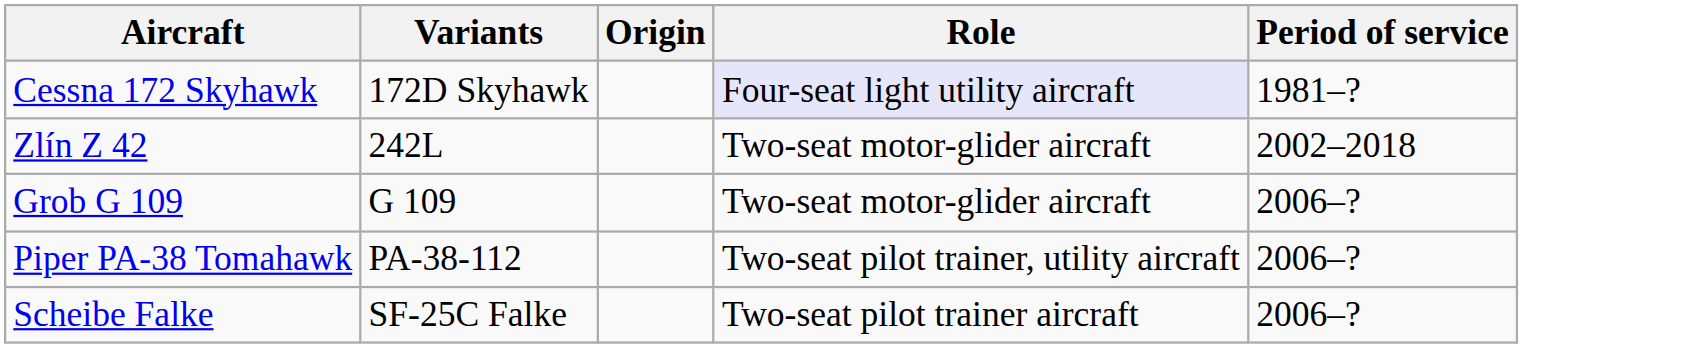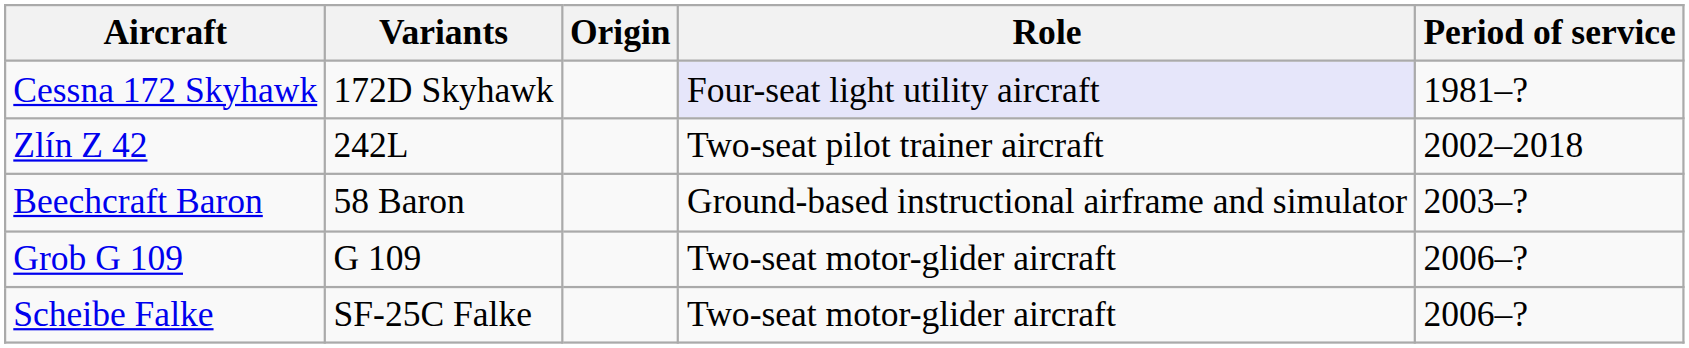(936, 145) Two-seat motor-glider aircraft -> (895, 145) Two-seat pilot trainer aircraft
+ row: (138, 201)
- row: (183, 257)
(930, 314) Two-seat pilot trainer aircraft -> (901, 314) Two-seat motor-glider aircraft
